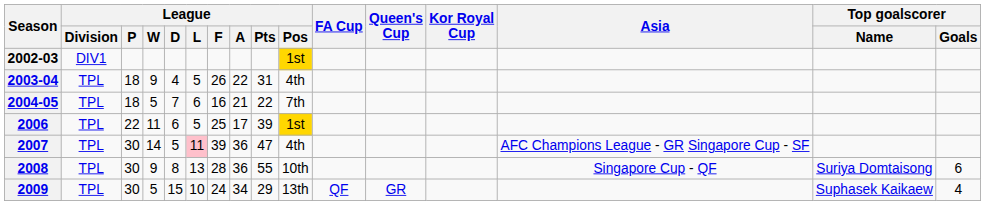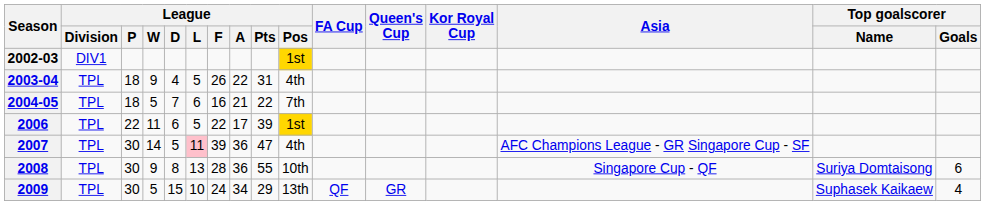(219, 124) 25 -> (219, 124) 22
